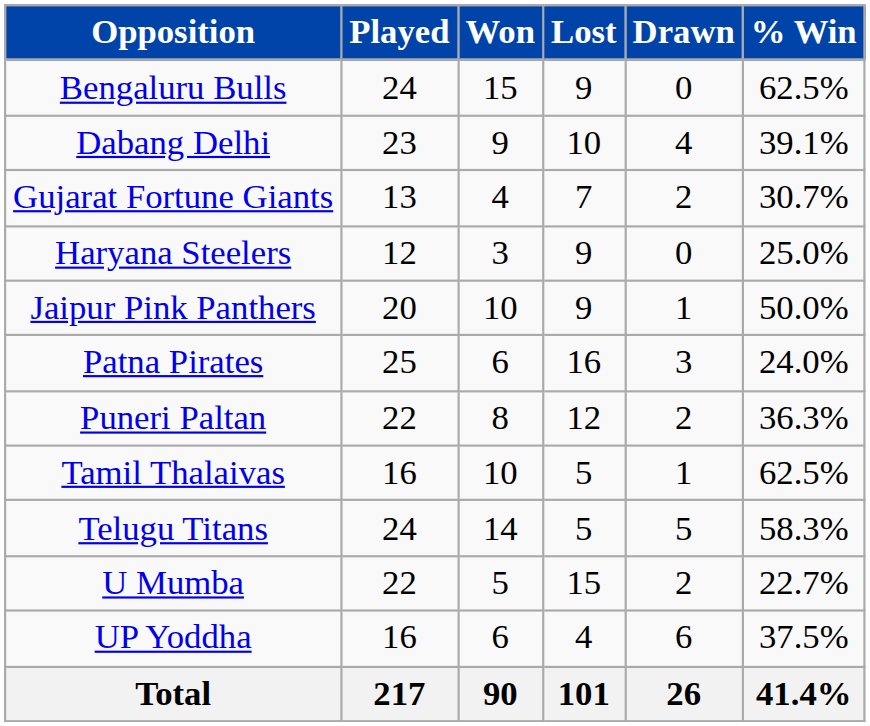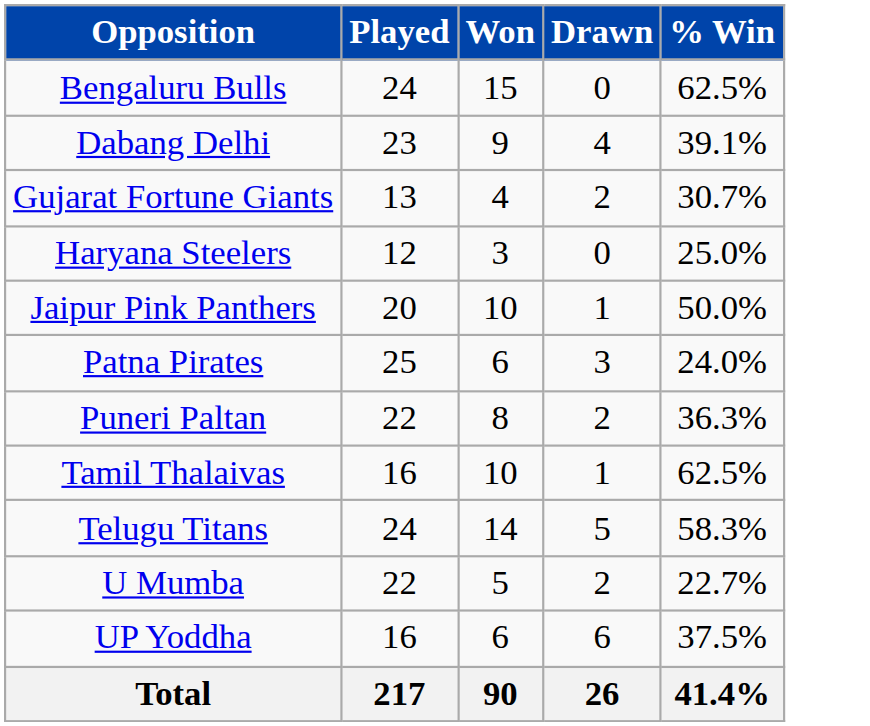- column: (584, 32)
